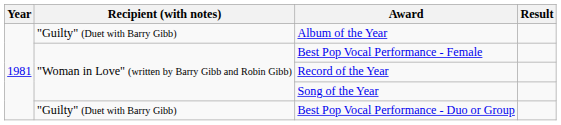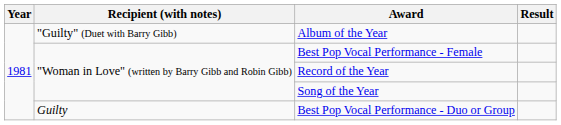(107, 110) "Guilty" (Duet with Barry Gibb) -> (52, 110) Guilty
